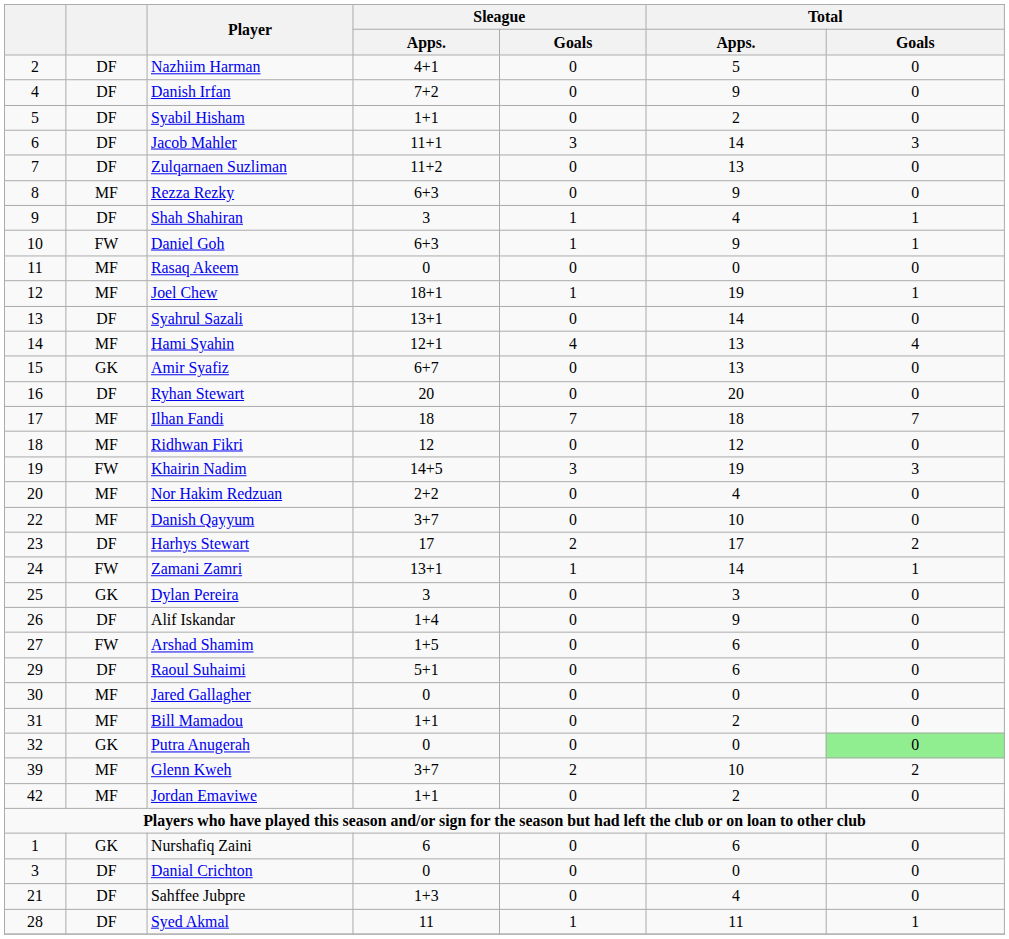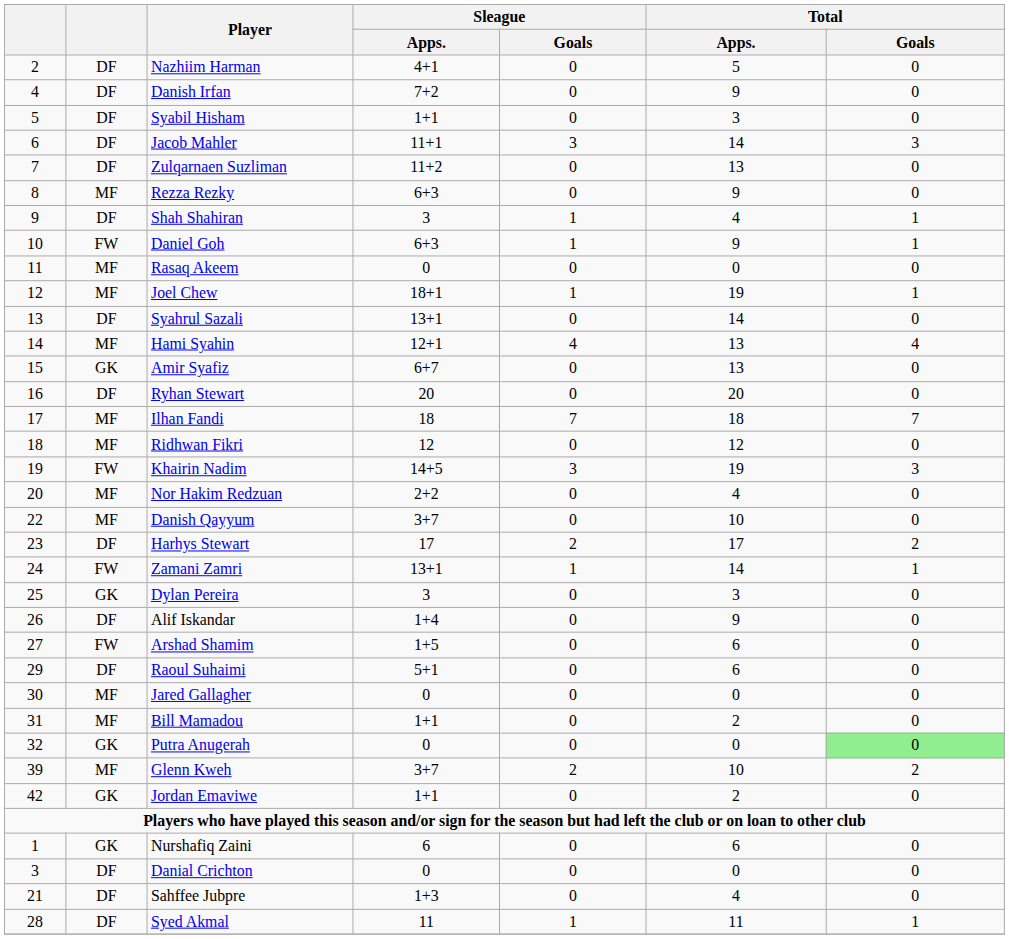(736, 117) 2 -> (736, 117) 3
(106, 795) MF -> (106, 795) GK
